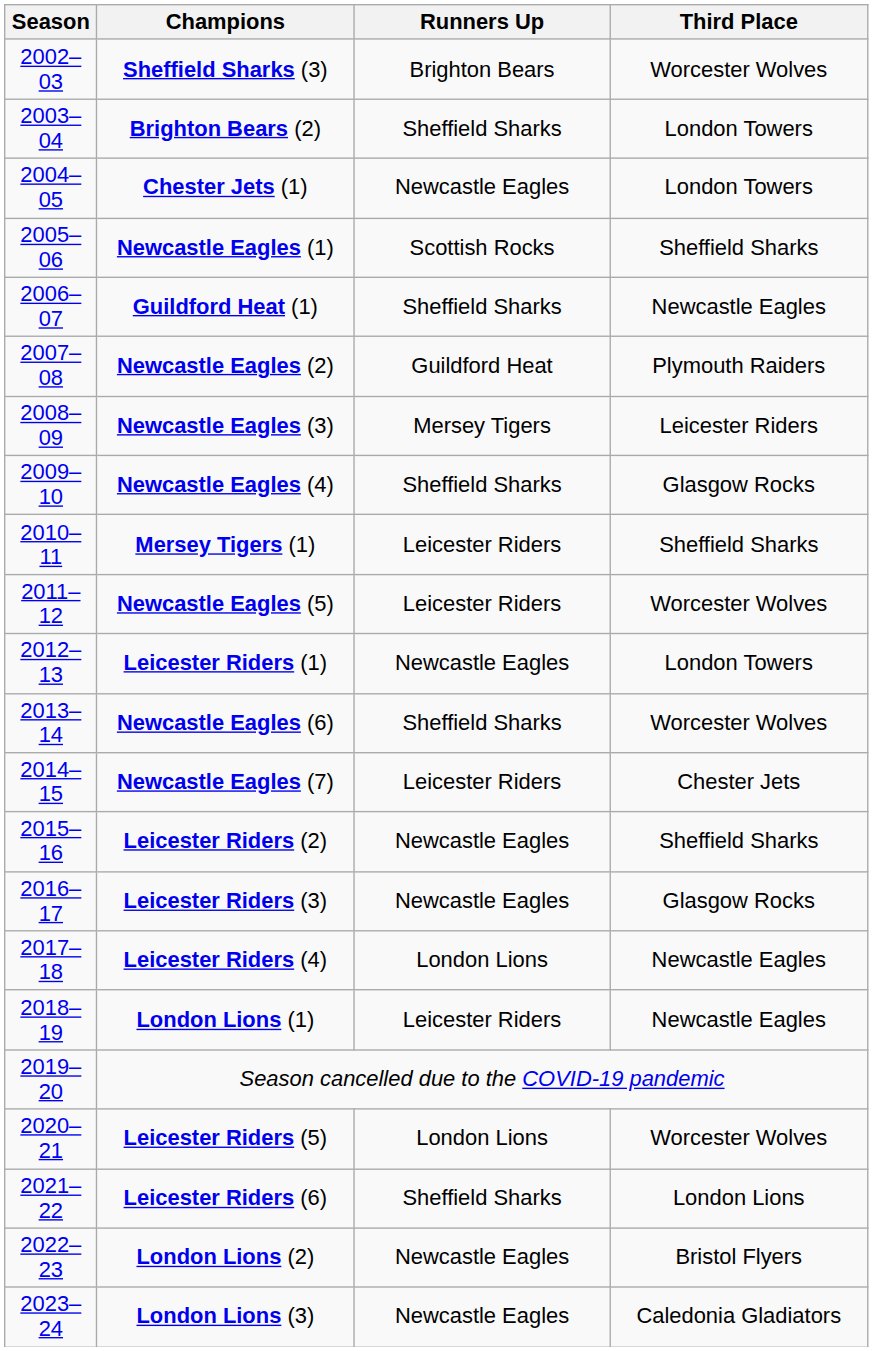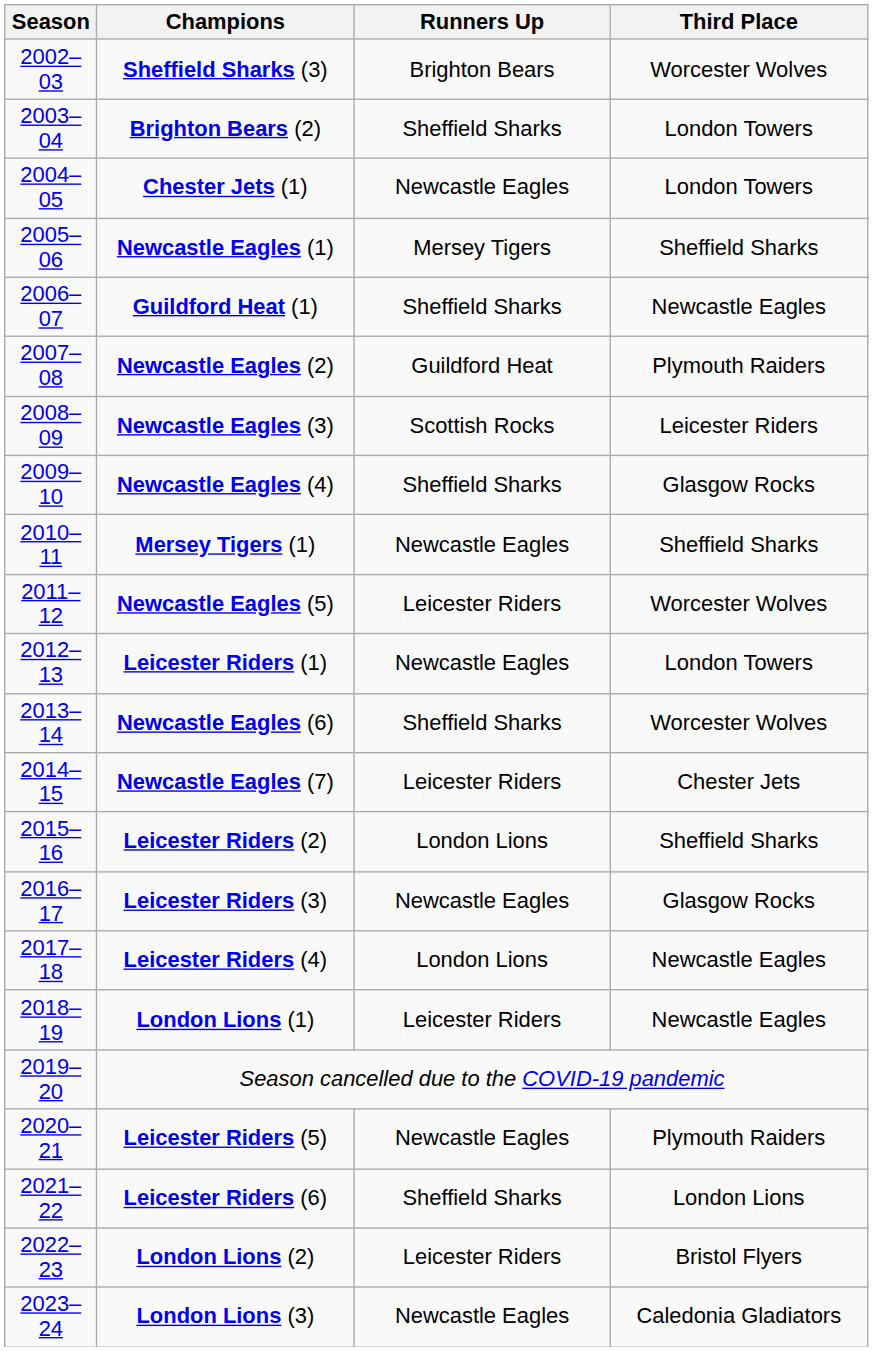(482, 247) Scottish Rocks -> (482, 247) Mersey Tigers
(482, 425) Mersey Tigers -> (482, 425) Scottish Rocks
(482, 544) Leicester Riders -> (482, 544) Newcastle Eagles
(482, 841) Newcastle Eagles -> (482, 841) London Lions
(482, 1138) London Lions -> (482, 1138) Newcastle Eagles
(739, 1138) Worcester Wolves -> (739, 1138) Plymouth Raiders
(482, 1257) Newcastle Eagles -> (482, 1257) Leicester Riders
